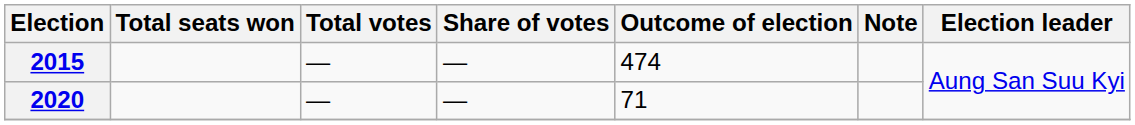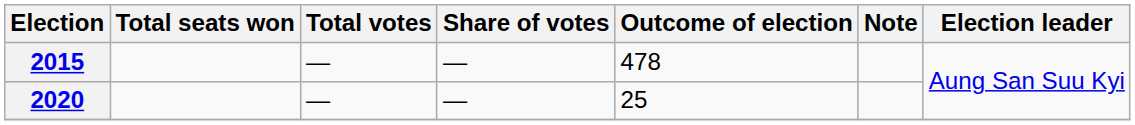(641, 61) 474 -> (641, 61) 478
(634, 100) 71 -> (634, 100) 25
